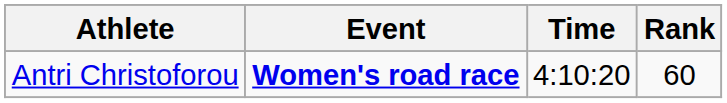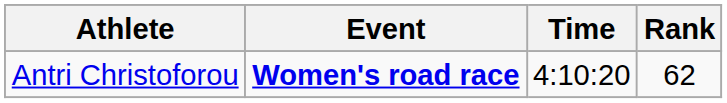(680, 74) 60 -> (680, 74) 62
